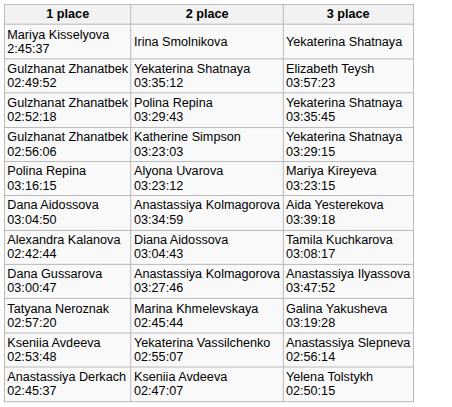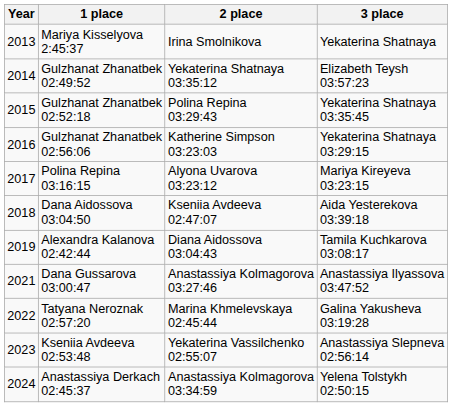+ column: (21, 14)
(207, 213) Anastassiya Kolmagorova 03:34:59 -> (215, 213) Kseniia Avdeeva 02:47:07
(181, 384) Kseniia Avdeeva 02:47:07 -> (241, 384) Anastassiya Kolmagorova 03:34:59
